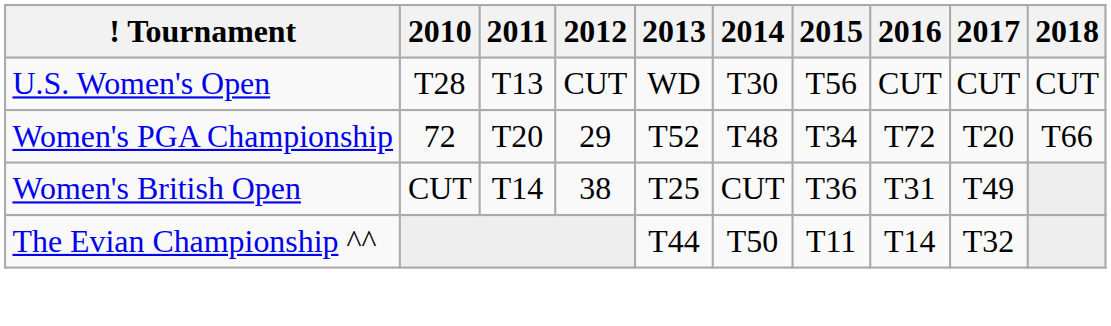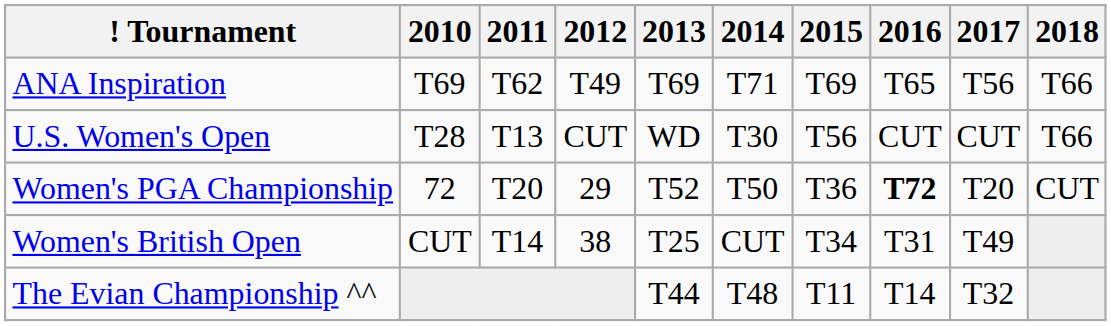+ row: (119, 83)
(1067, 83) CUT -> (1067, 136) T66
(753, 136) T48 -> (753, 188) T50
(831, 136) T34 -> (831, 188) T36
(910, 136) normal -> (910, 188) bold
(1067, 136) T66 -> (1067, 188) CUT
(831, 188) T36 -> (831, 241) T34
(753, 241) T50 -> (753, 294) T48
